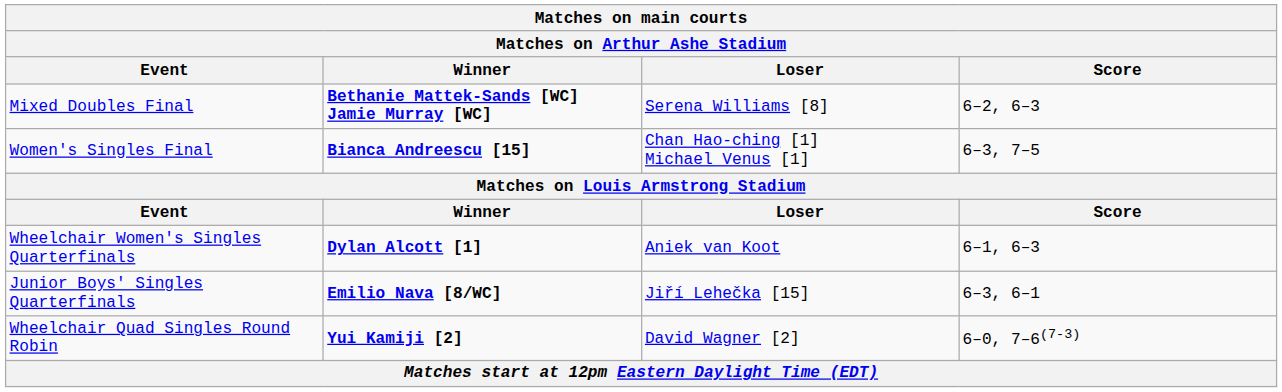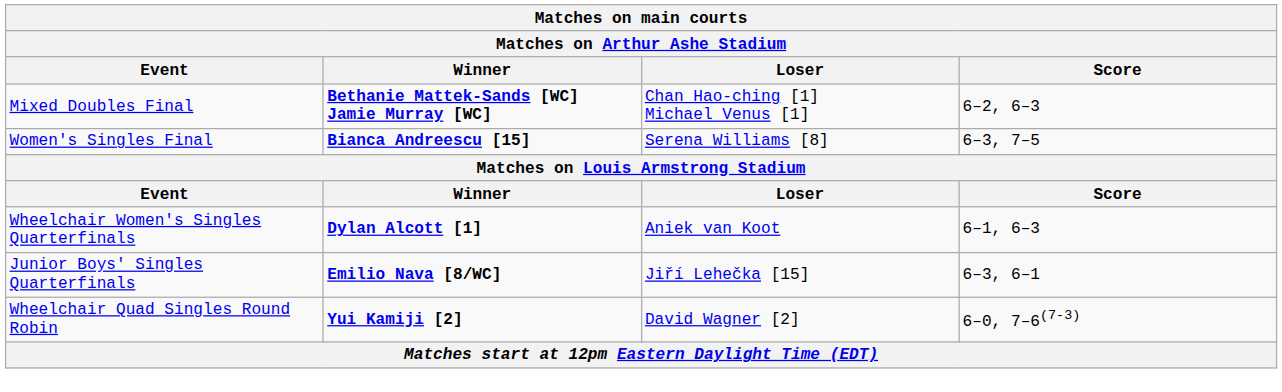(737, 106) Serena Williams [8] -> (732, 106) Chan Hao-ching [1] Michael Venus [1]
(732, 151) Chan Hao-ching [1] Michael Venus [1] -> (737, 141) Serena Williams [8]
